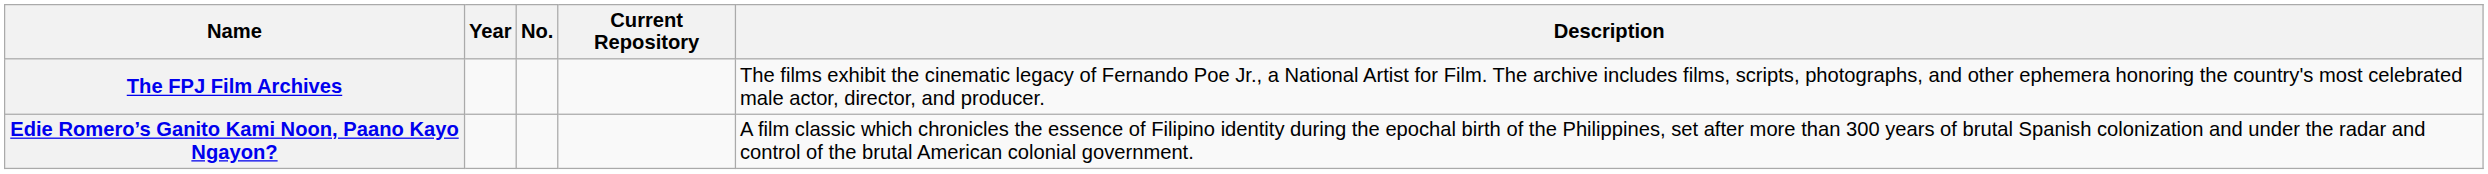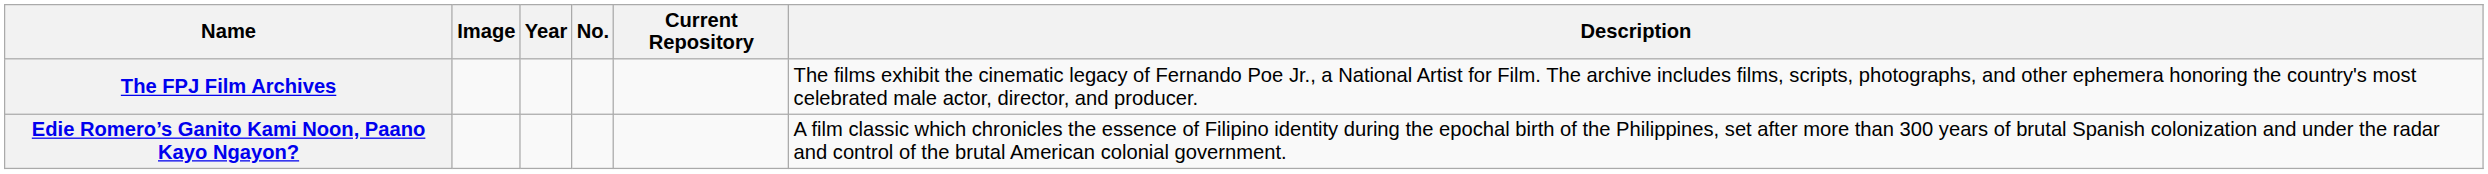+ column: (486, 31)
